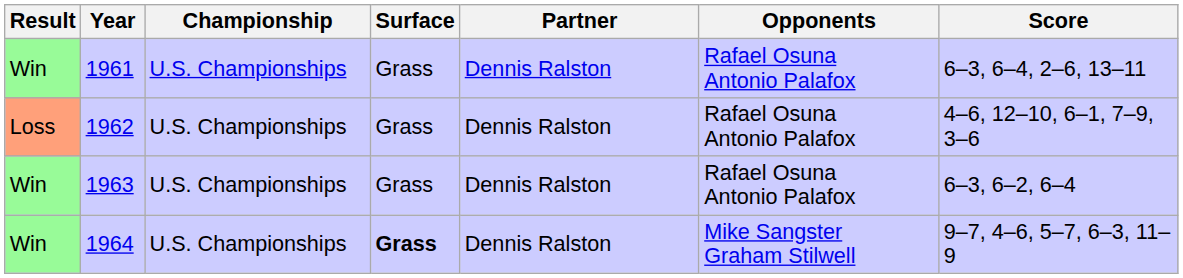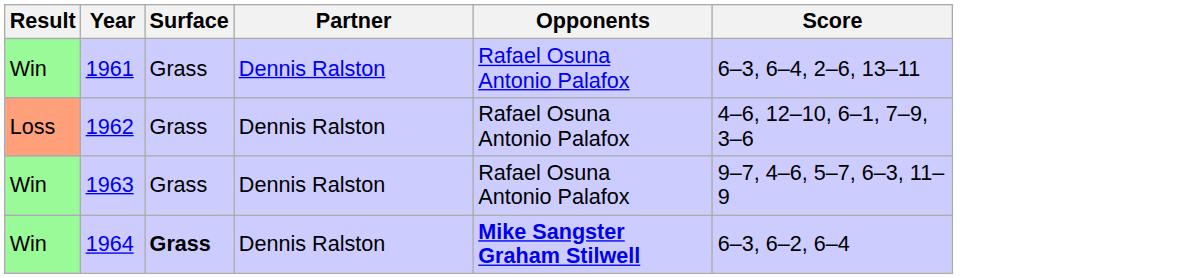- column: (258, 21)
(1010, 185) 6–3, 6–2, 6–4 -> (831, 185) 9–7, 4–6, 5–7, 6–3, 11–9
(780, 243) normal -> (559, 243) bold
(1057, 243) 9–7, 4–6, 5–7, 6–3, 11–9 -> (784, 243) 6–3, 6–2, 6–4
